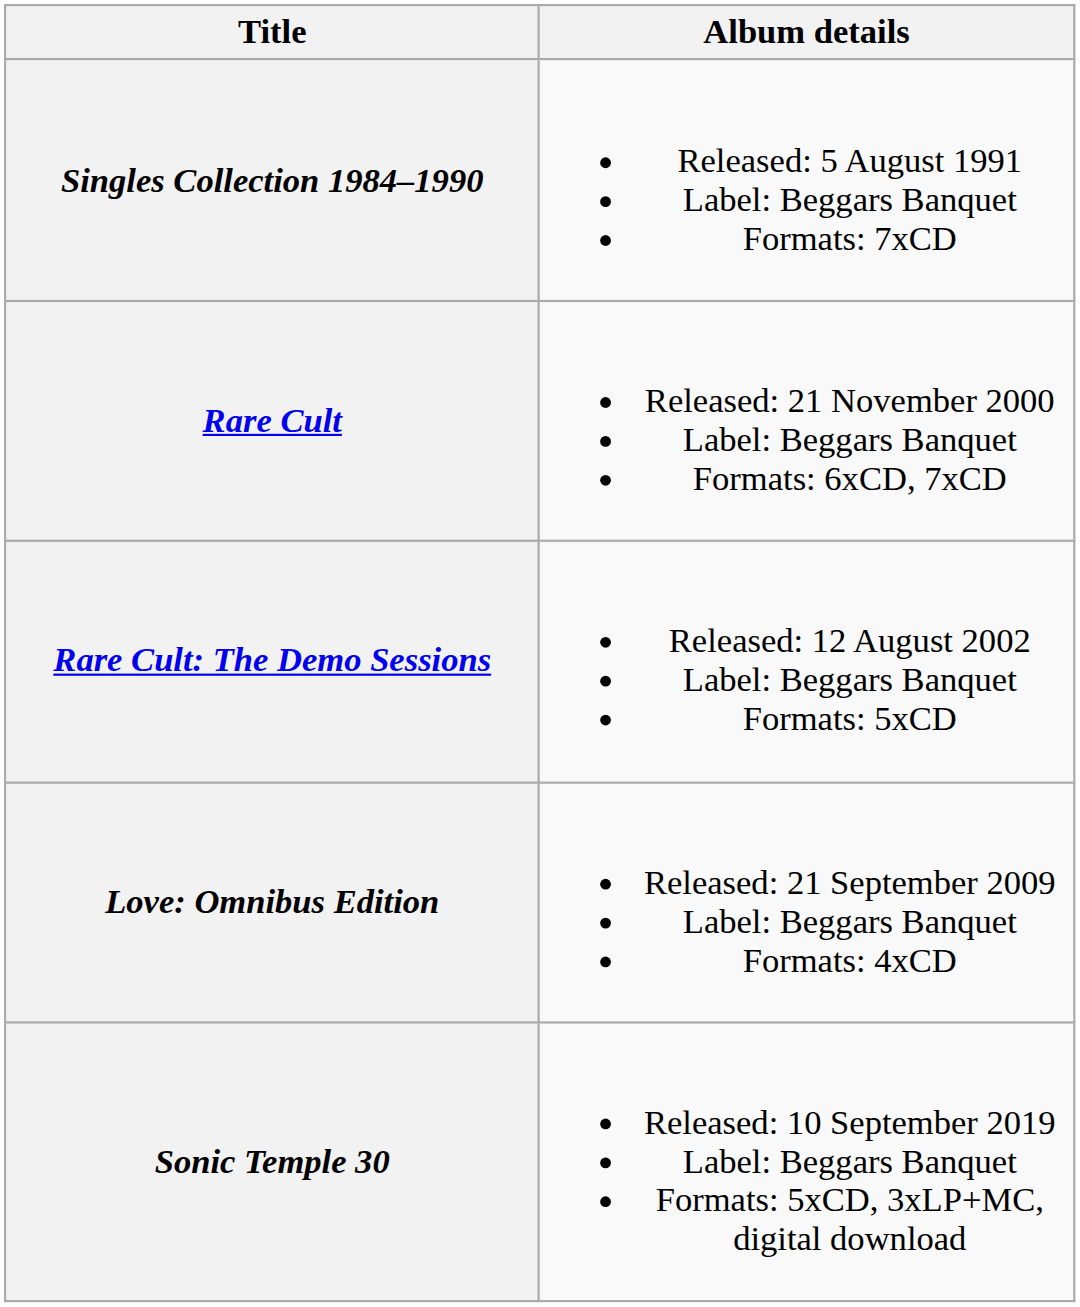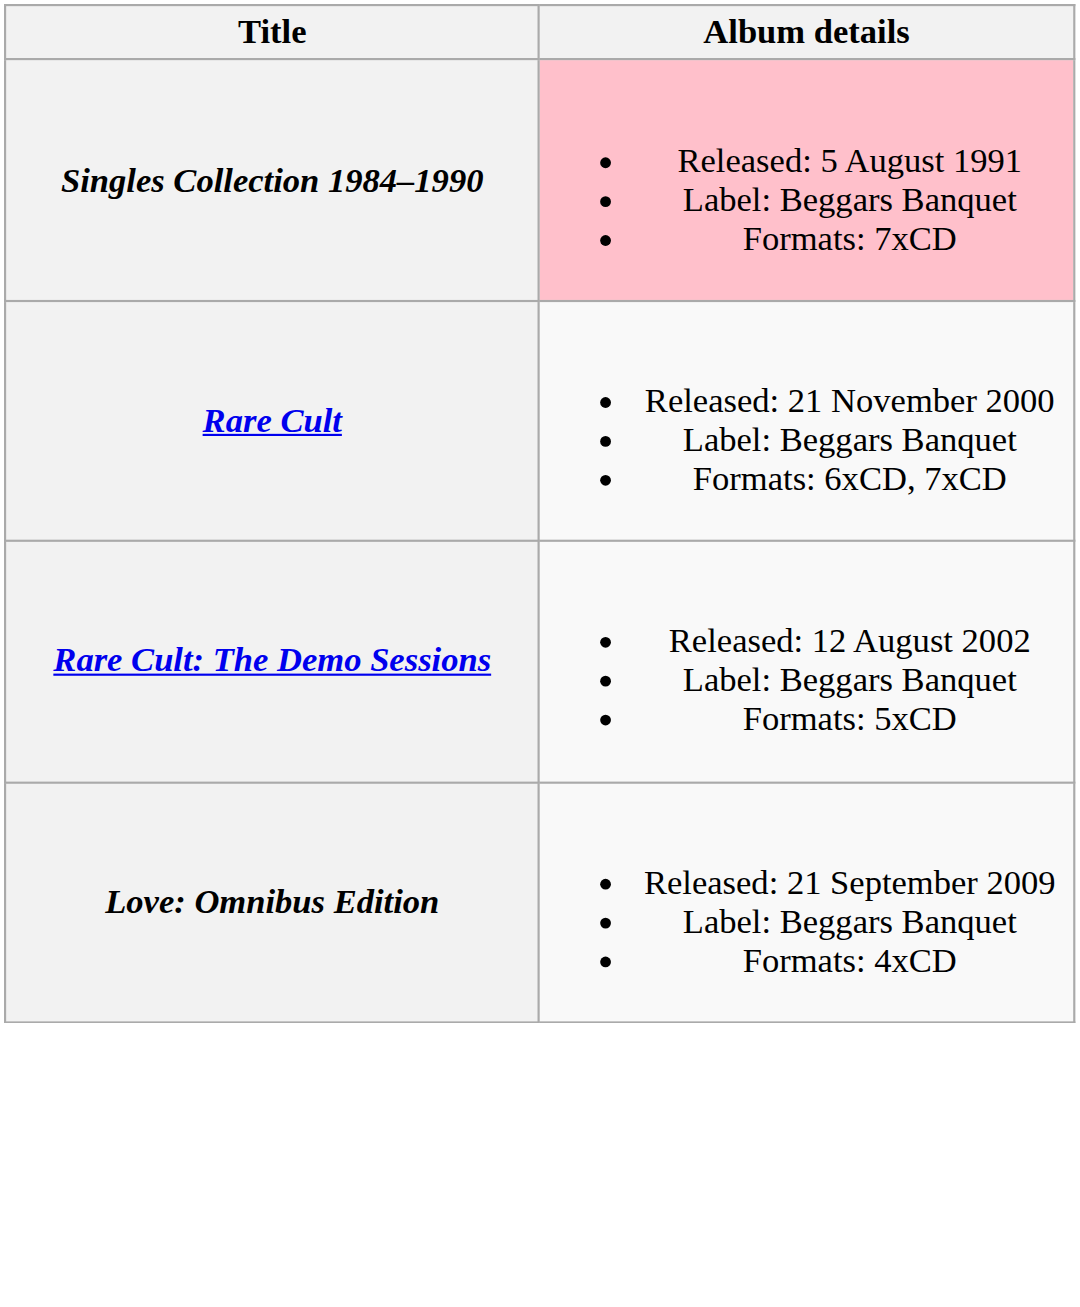(807, 200) no background -> (807, 200) pink background
- row: (272, 1161)
